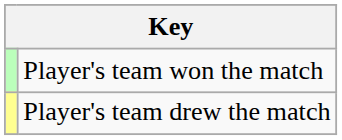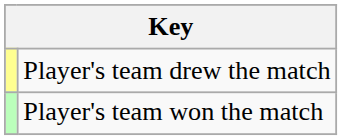rows swapped: (173, 69) <-> (177, 112)
